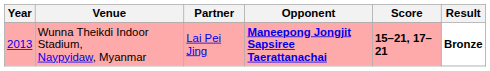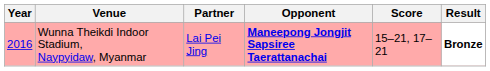(20, 44) 2013 -> (20, 44) 2016
(403, 44) bold -> (403, 44) normal
